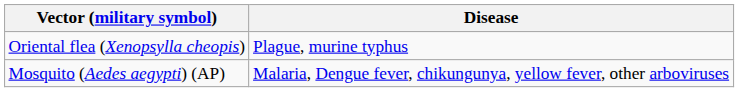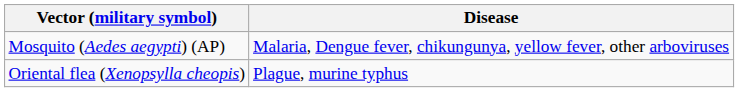rows swapped: (117, 73) <-> (127, 45)
